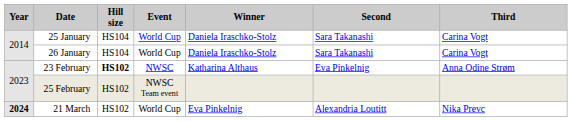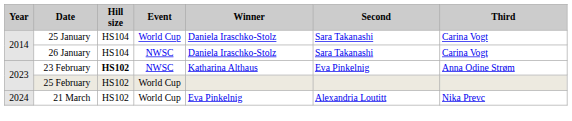(160, 52) World Cup -> (160, 52) NWSC
(160, 87) NWSC Team event -> (160, 82) World Cup
(19, 109) bold -> (19, 97) normal
